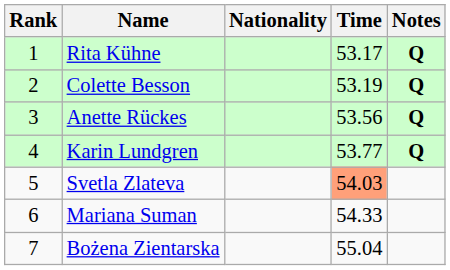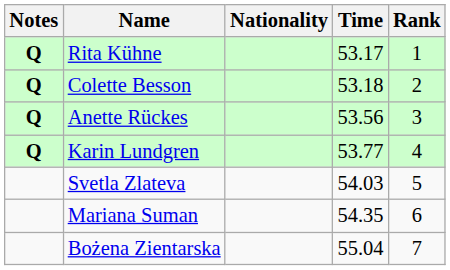columns swapped: (33, 20) <-> (416, 20)
(359, 85) 53.19 -> (360, 85) 53.18
(359, 183) lightsalmon background -> (360, 183) no background
(359, 215) 54.33 -> (360, 215) 54.35
